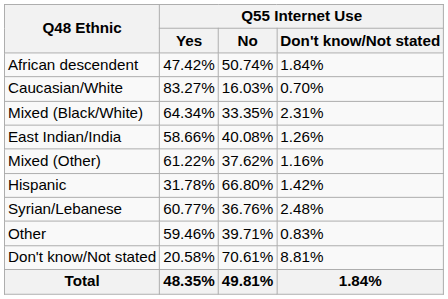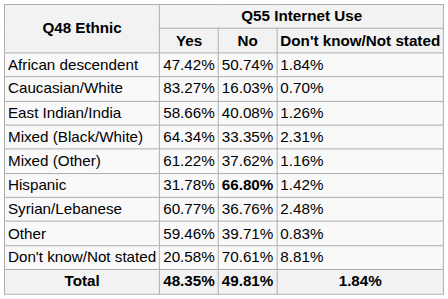rows swapped: (65, 137) <-> (76, 112)
(248, 185) normal -> (248, 185) bold
